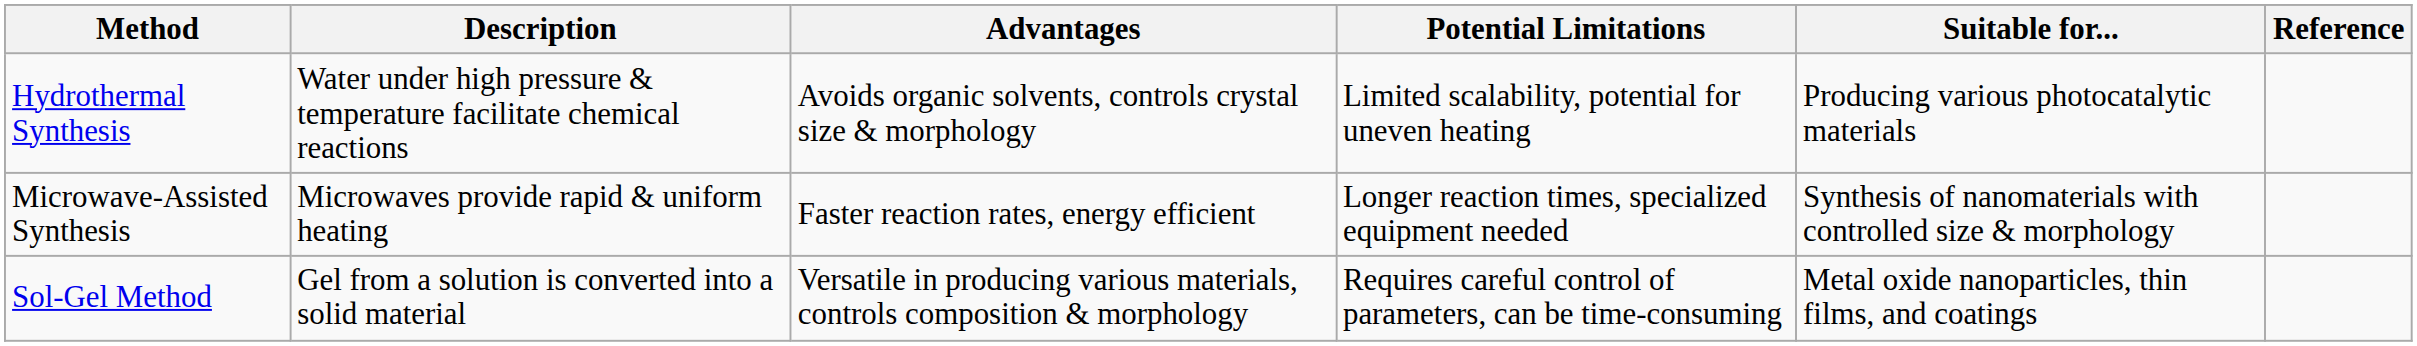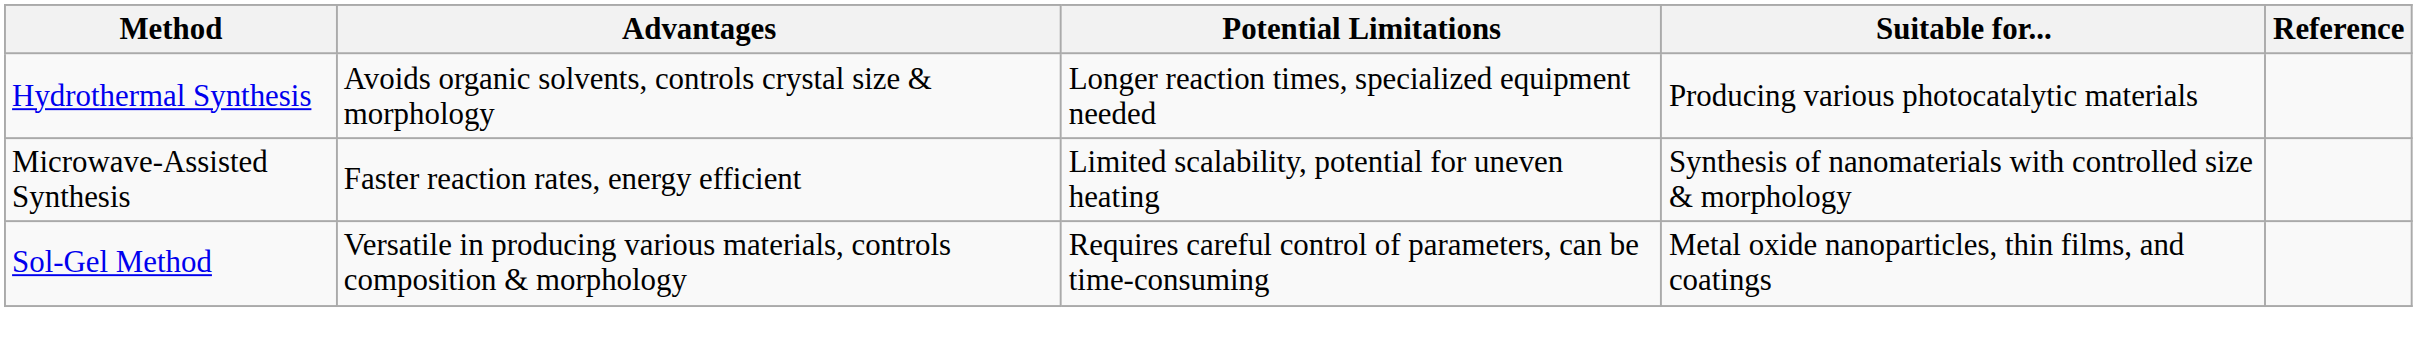- column: (540, 28)
(1542, 112) Limited scalability, potential for uneven heating -> (1350, 95) Longer reaction times, specialized equipment needed
(1555, 213) Longer reaction times, specialized equipment needed -> (1316, 179) Limited scalability, potential for uneven heating
